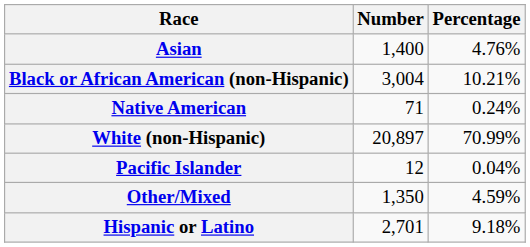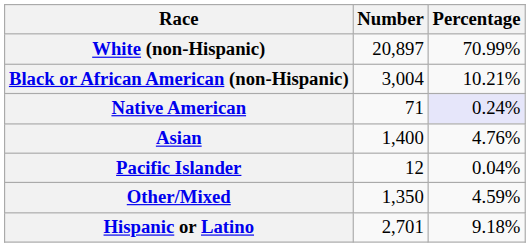rows swapped: (179, 138) <-> (179, 49)
(496, 108) no background -> (496, 108) lavender background
